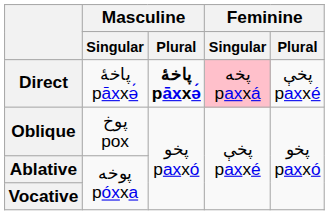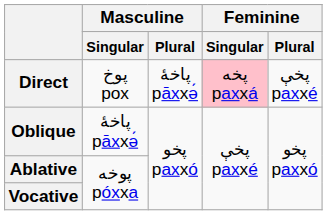(115, 83) پاخۀ pāxxə́ -> (115, 83) پوخ pox
(176, 83) bold -> (175, 83) normal
(115, 131) پوخ pox -> (115, 131) پاخۀ pāxxə́
